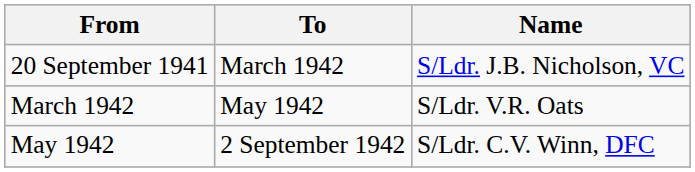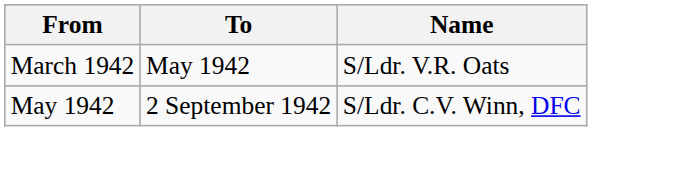- row: (110, 65)
